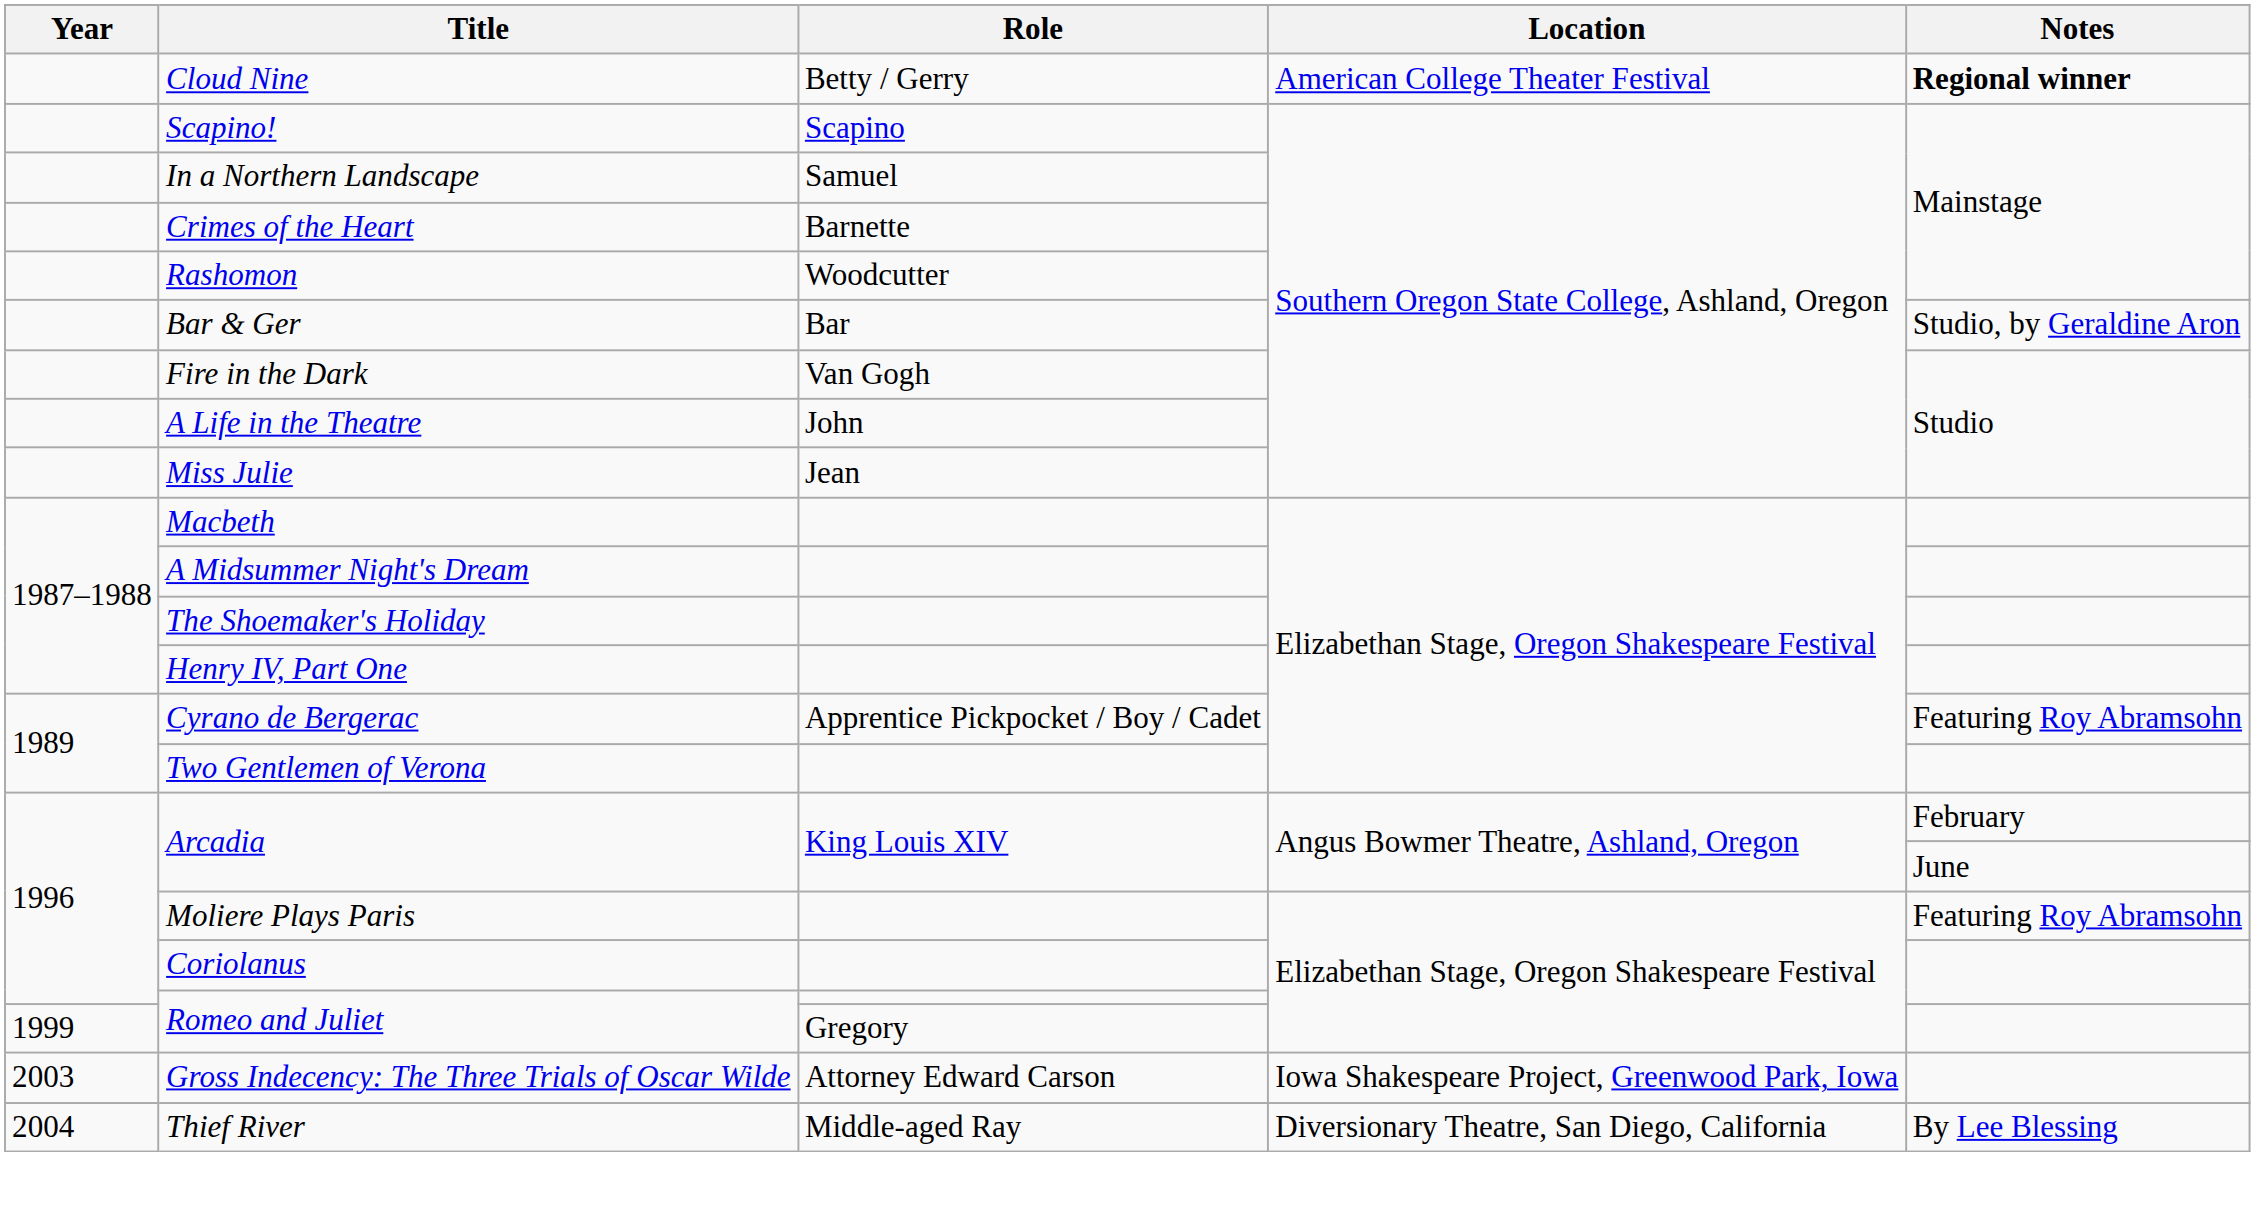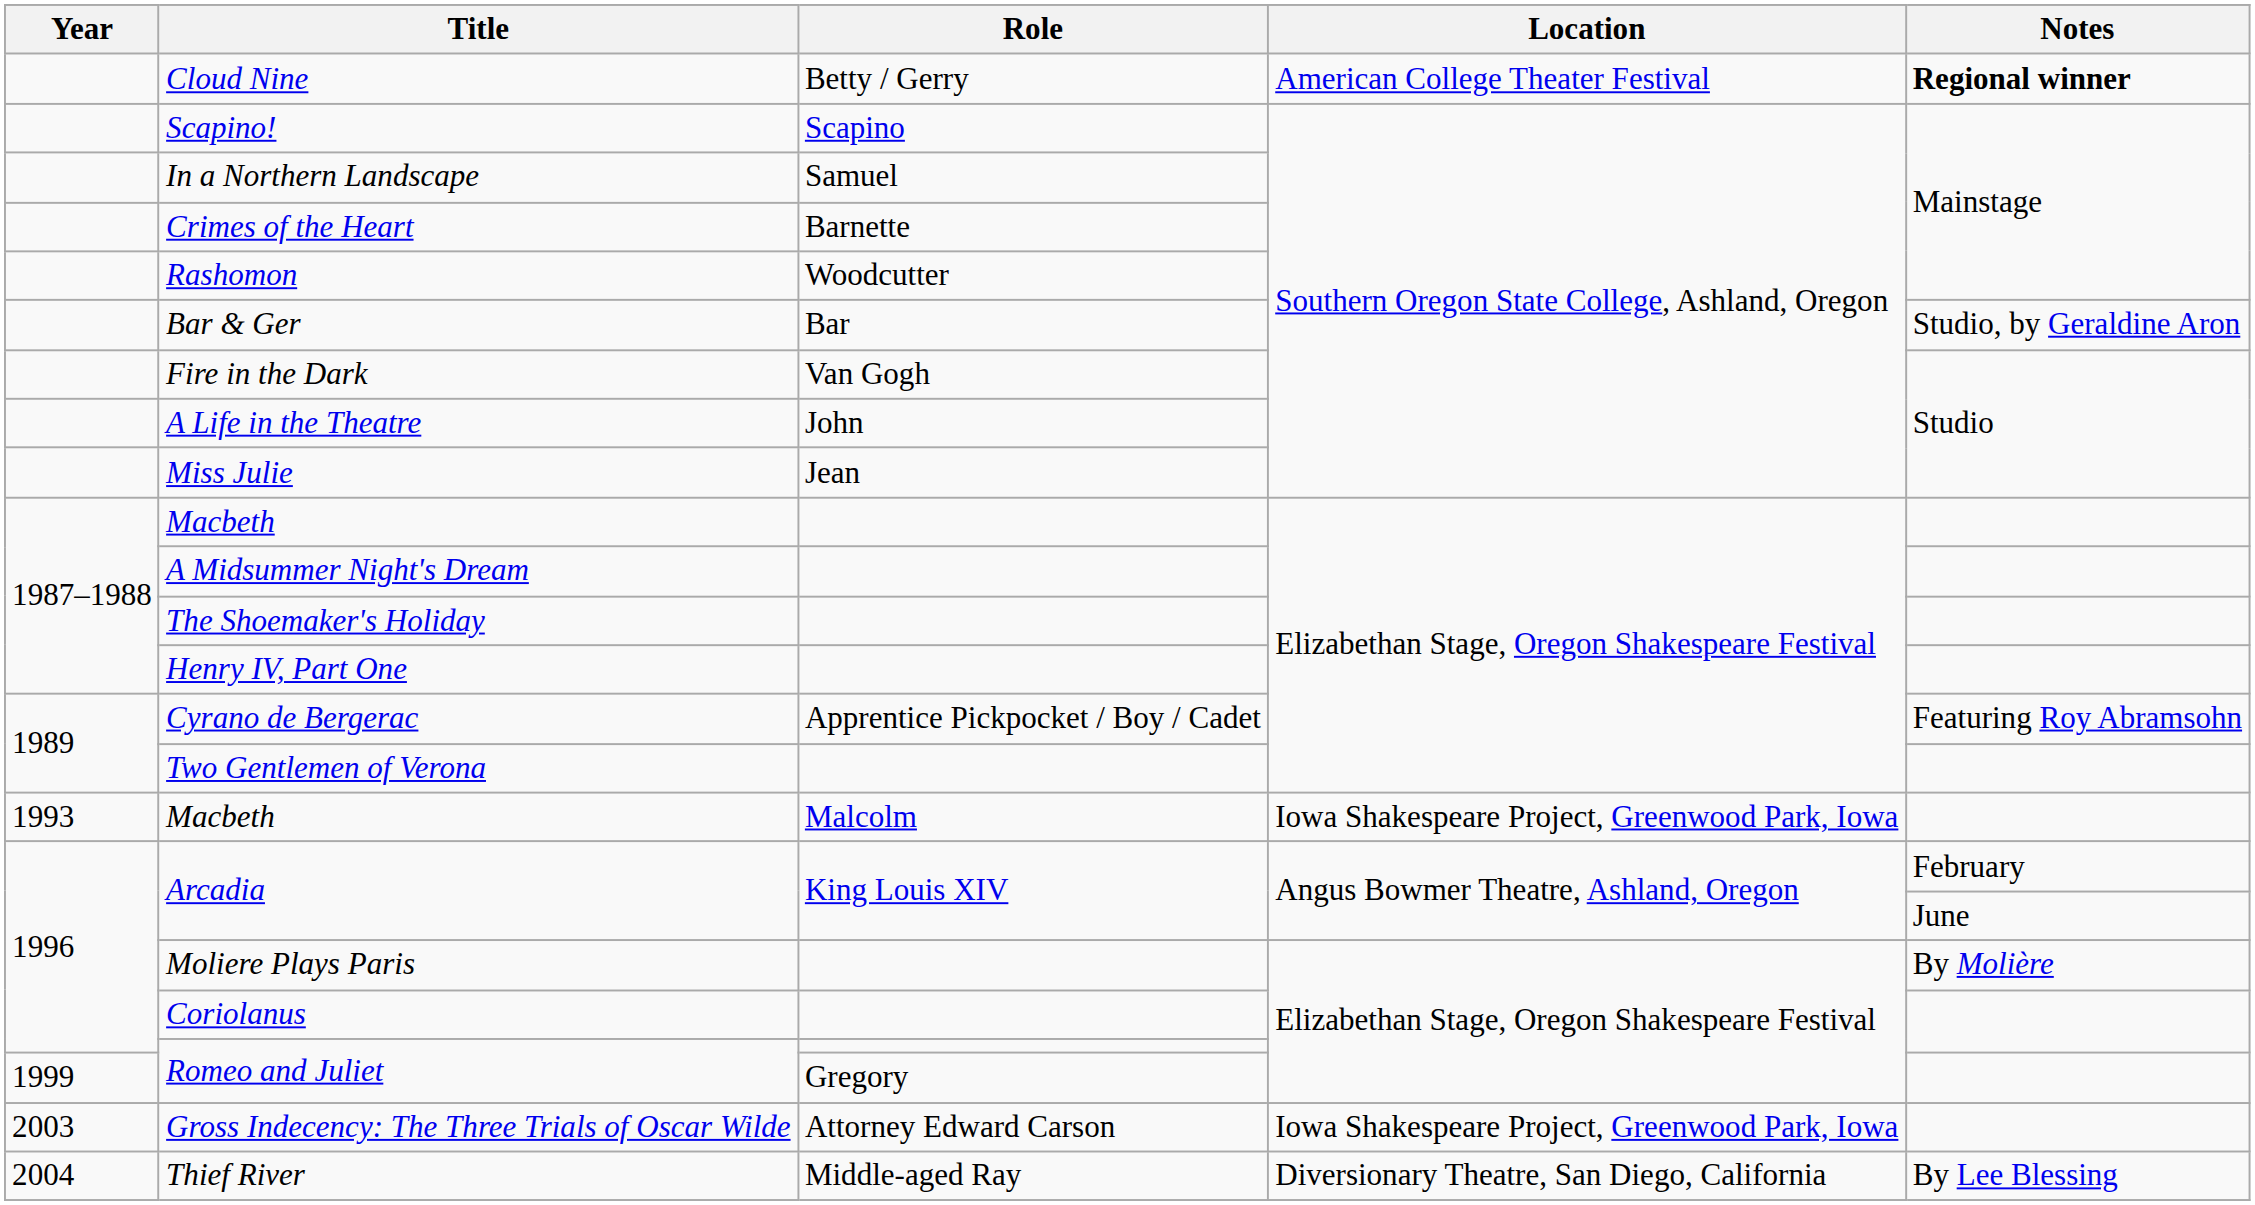+ row: (220, 816)
(2077, 915) Featuring Roy Abramsohn -> (1983, 964) By Molière
